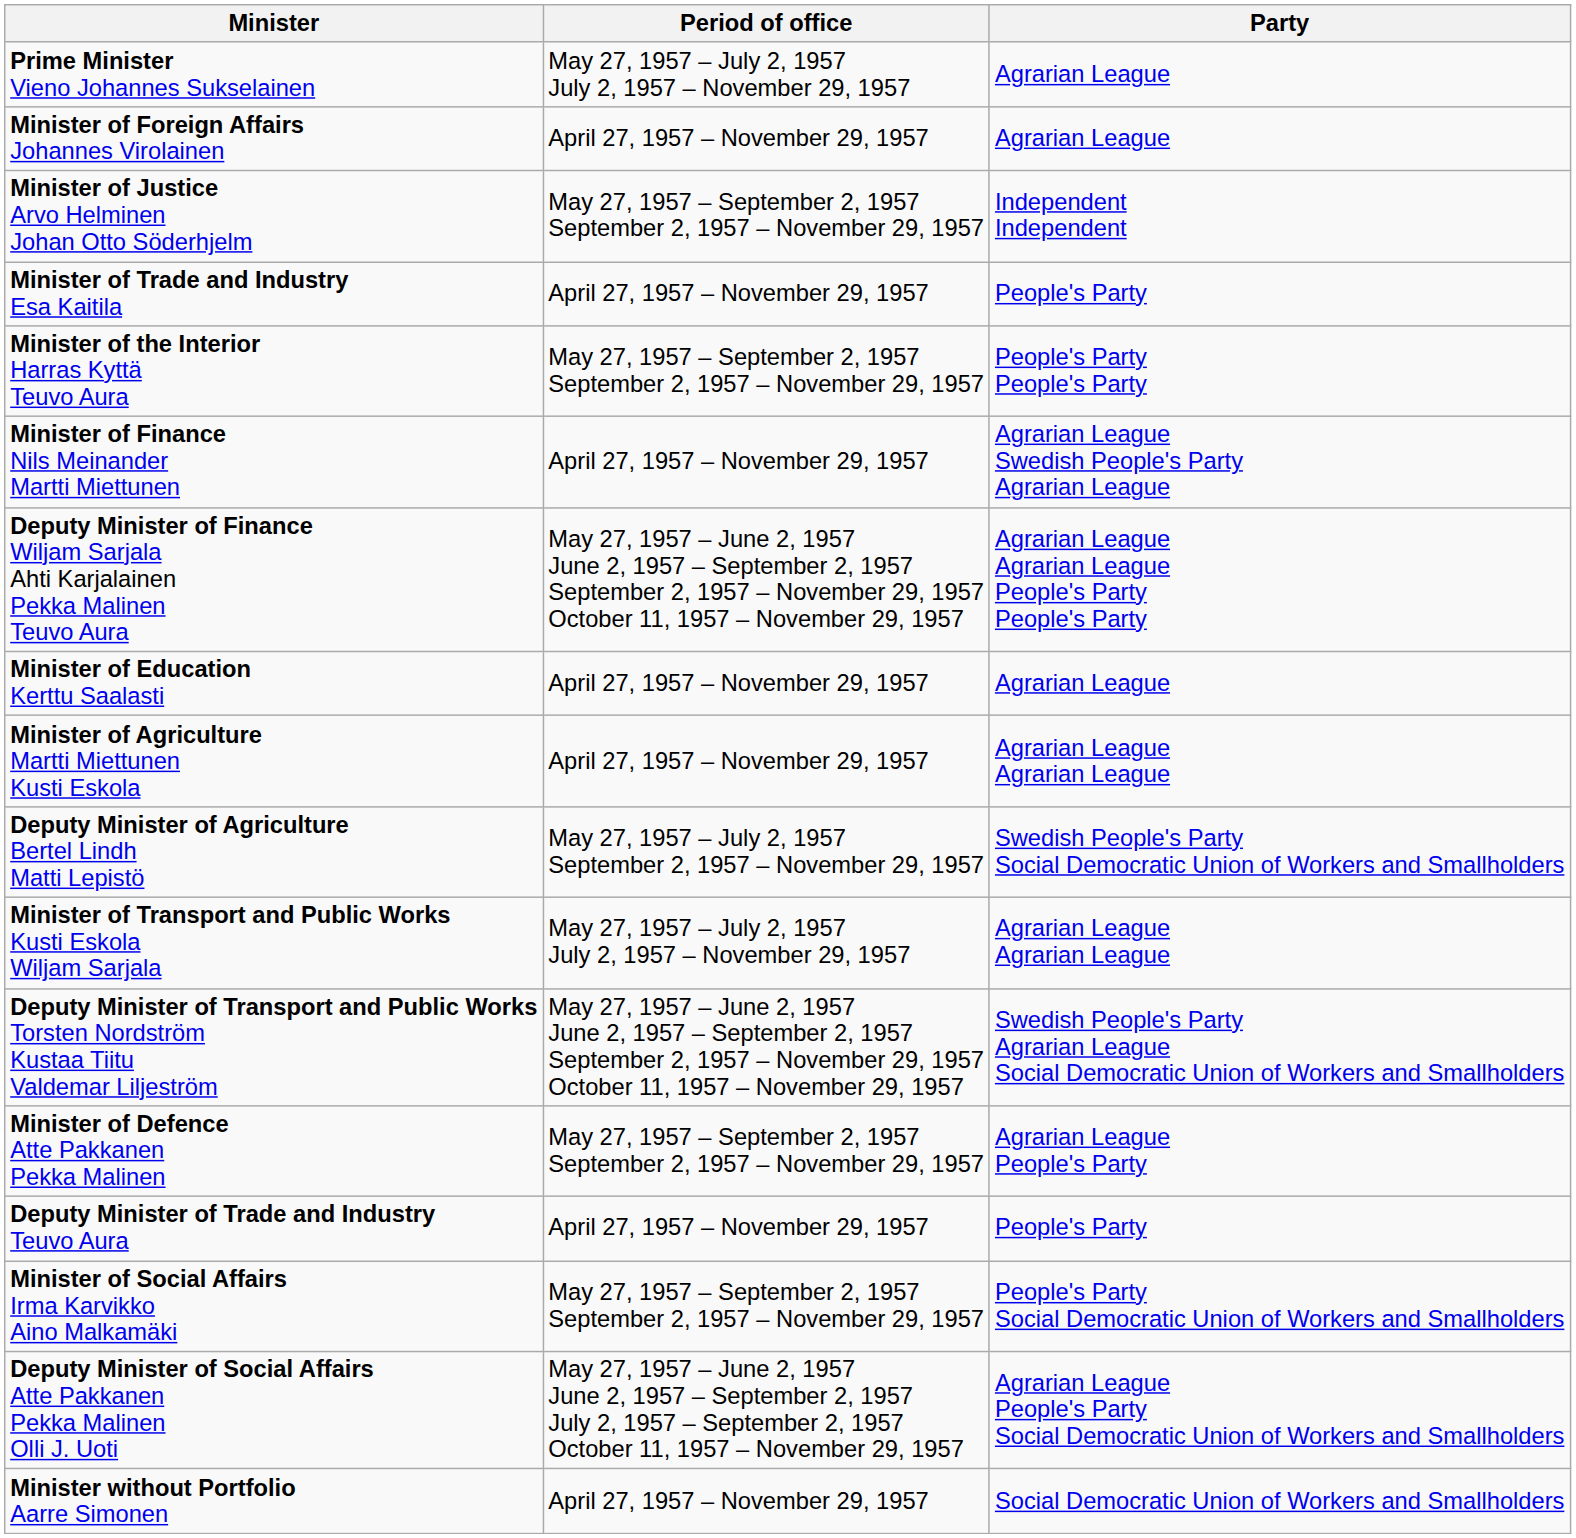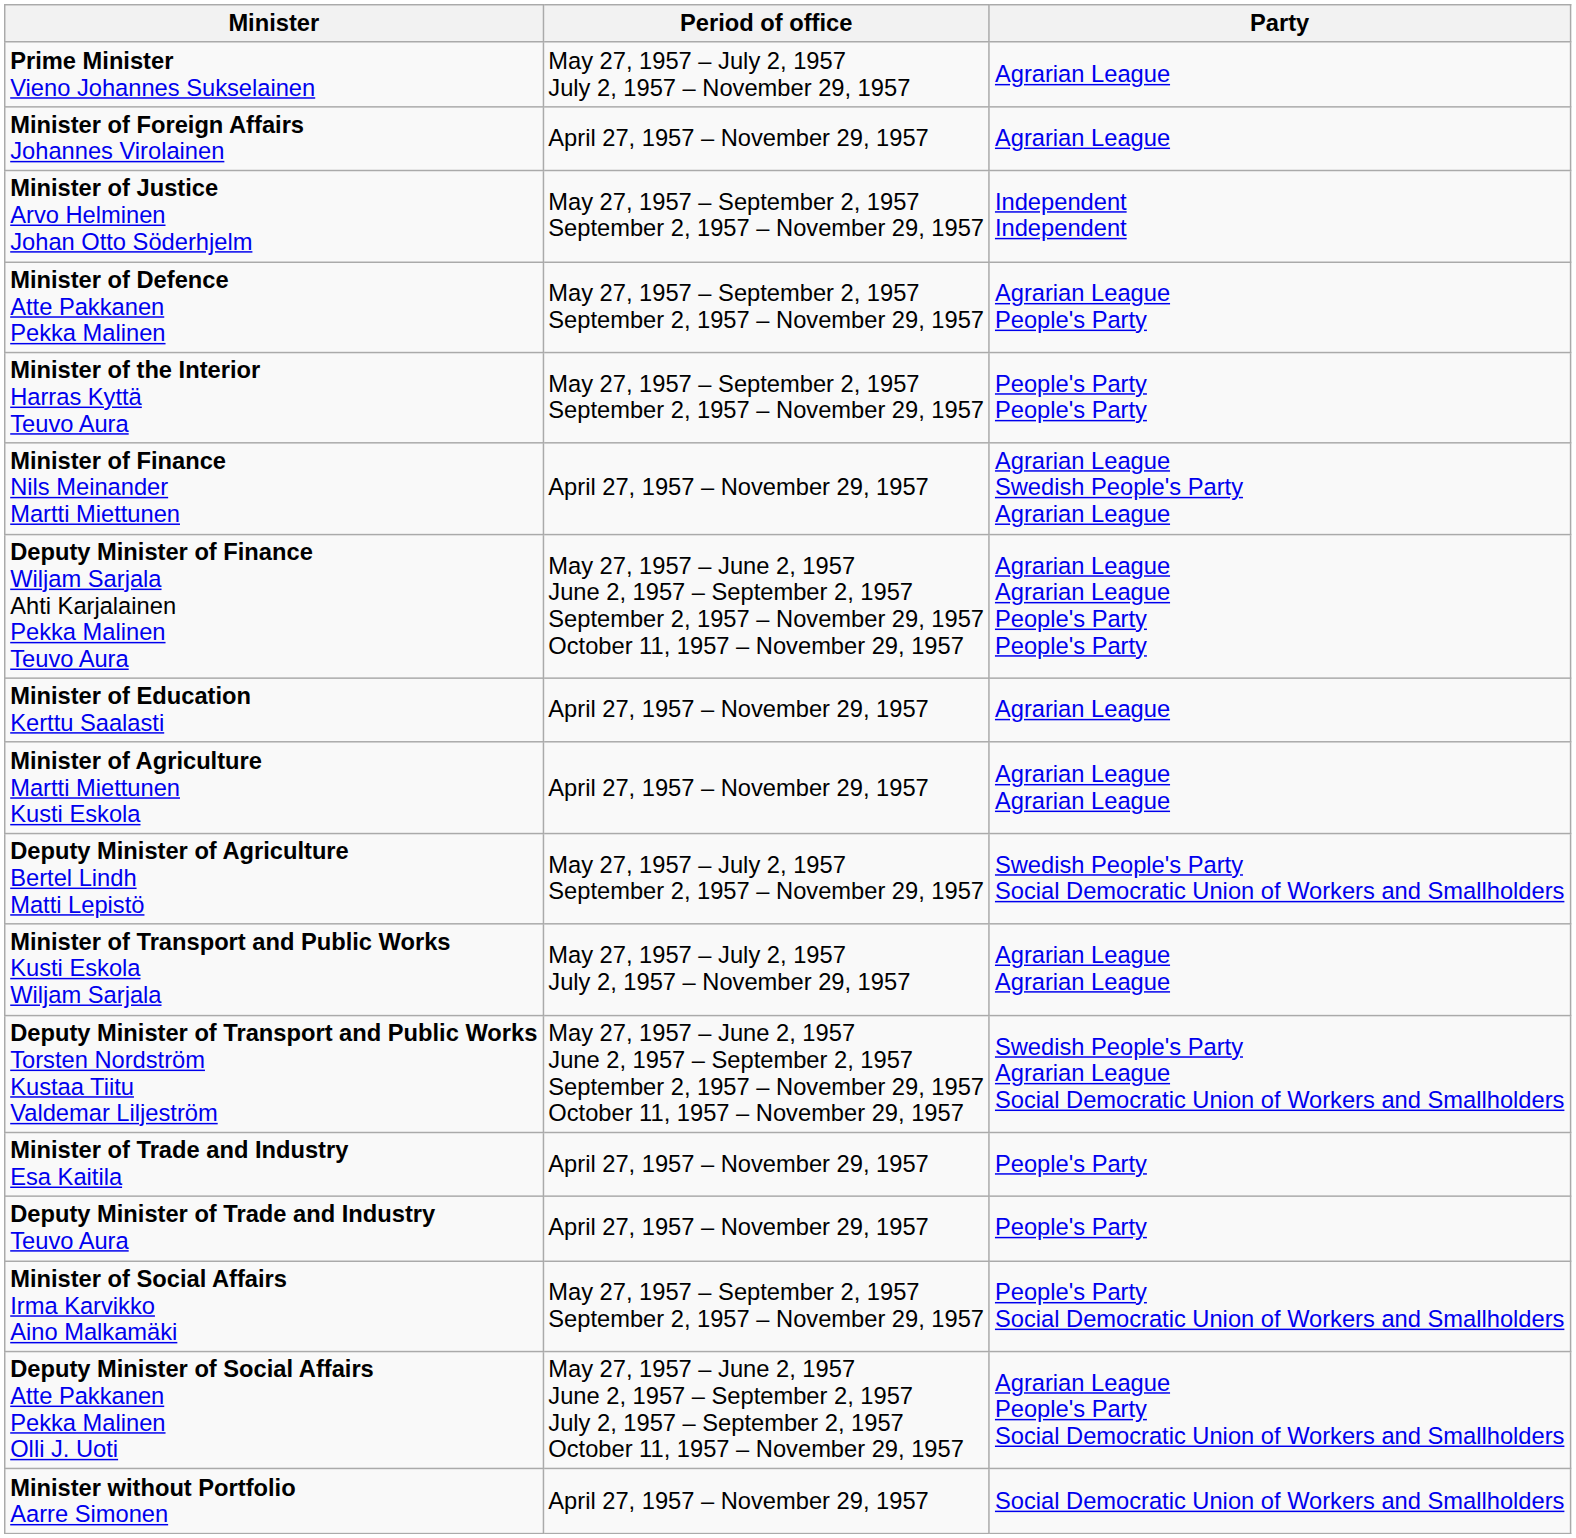rows swapped: (119, 1150) <-> (179, 293)
